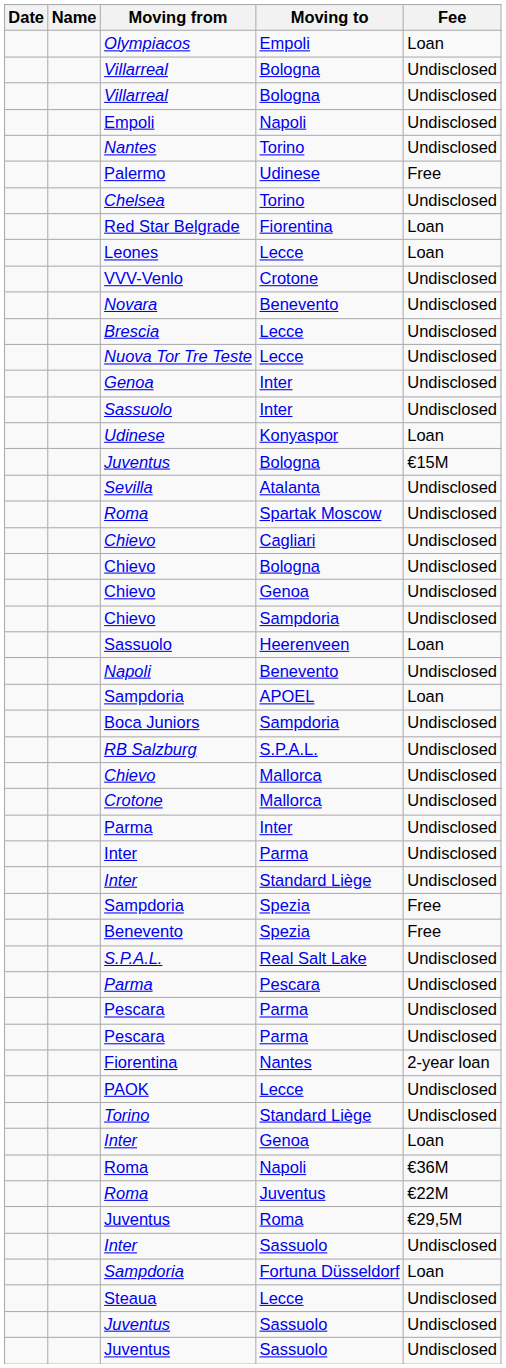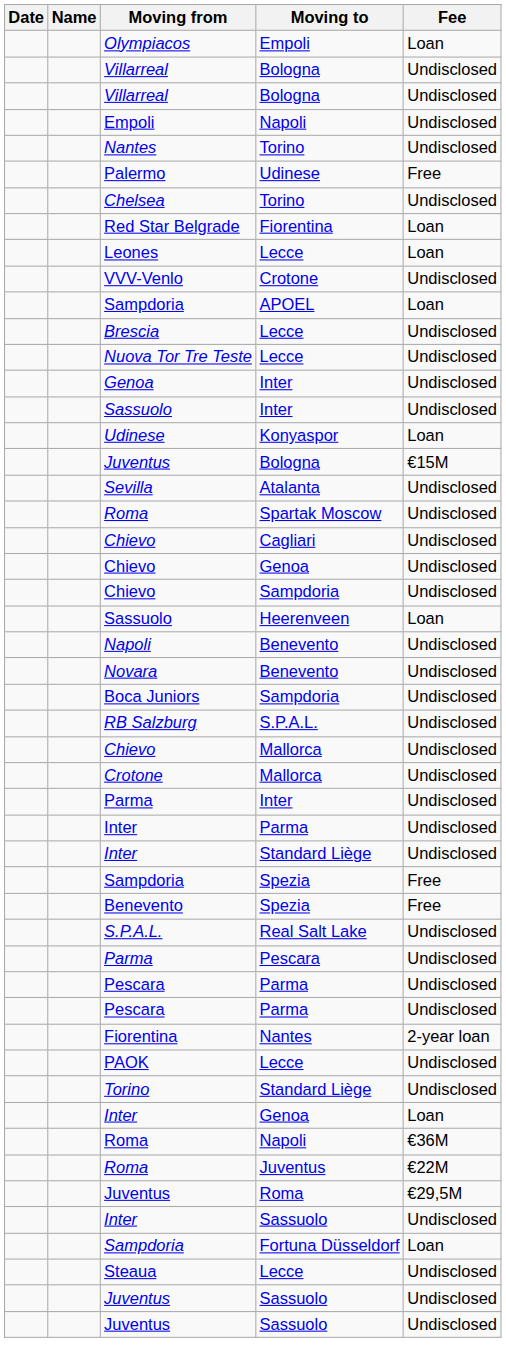rows swapped: (131, 305) <-> (144, 697)
- row: (130, 566)
